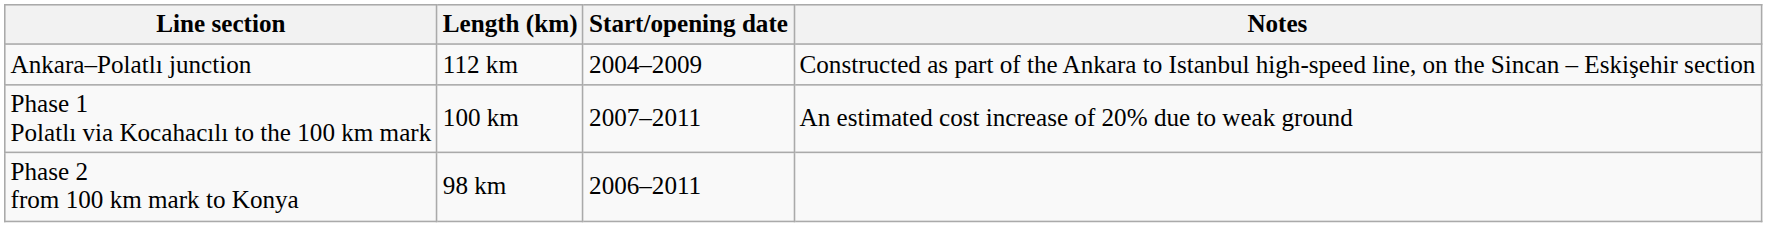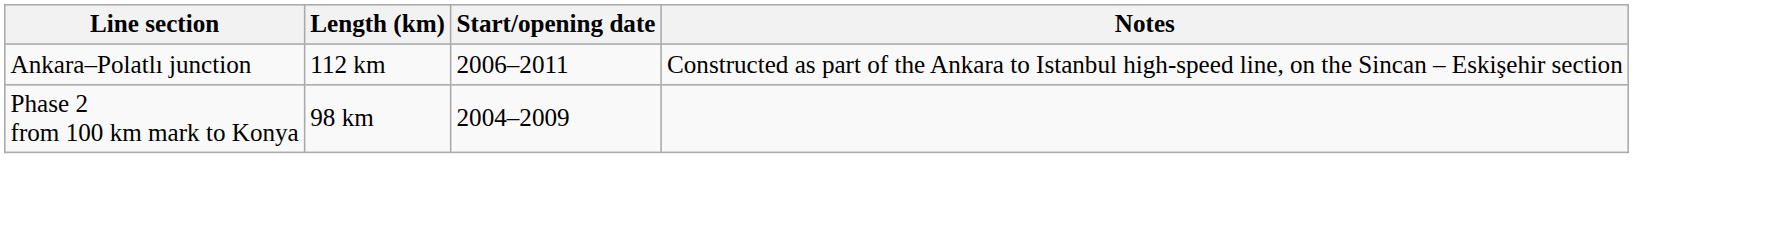(646, 64) 2004–2009 -> (513, 64) 2006–2011
- row: (221, 118)
(645, 186) 2006–2011 -> (513, 118) 2004–2009
